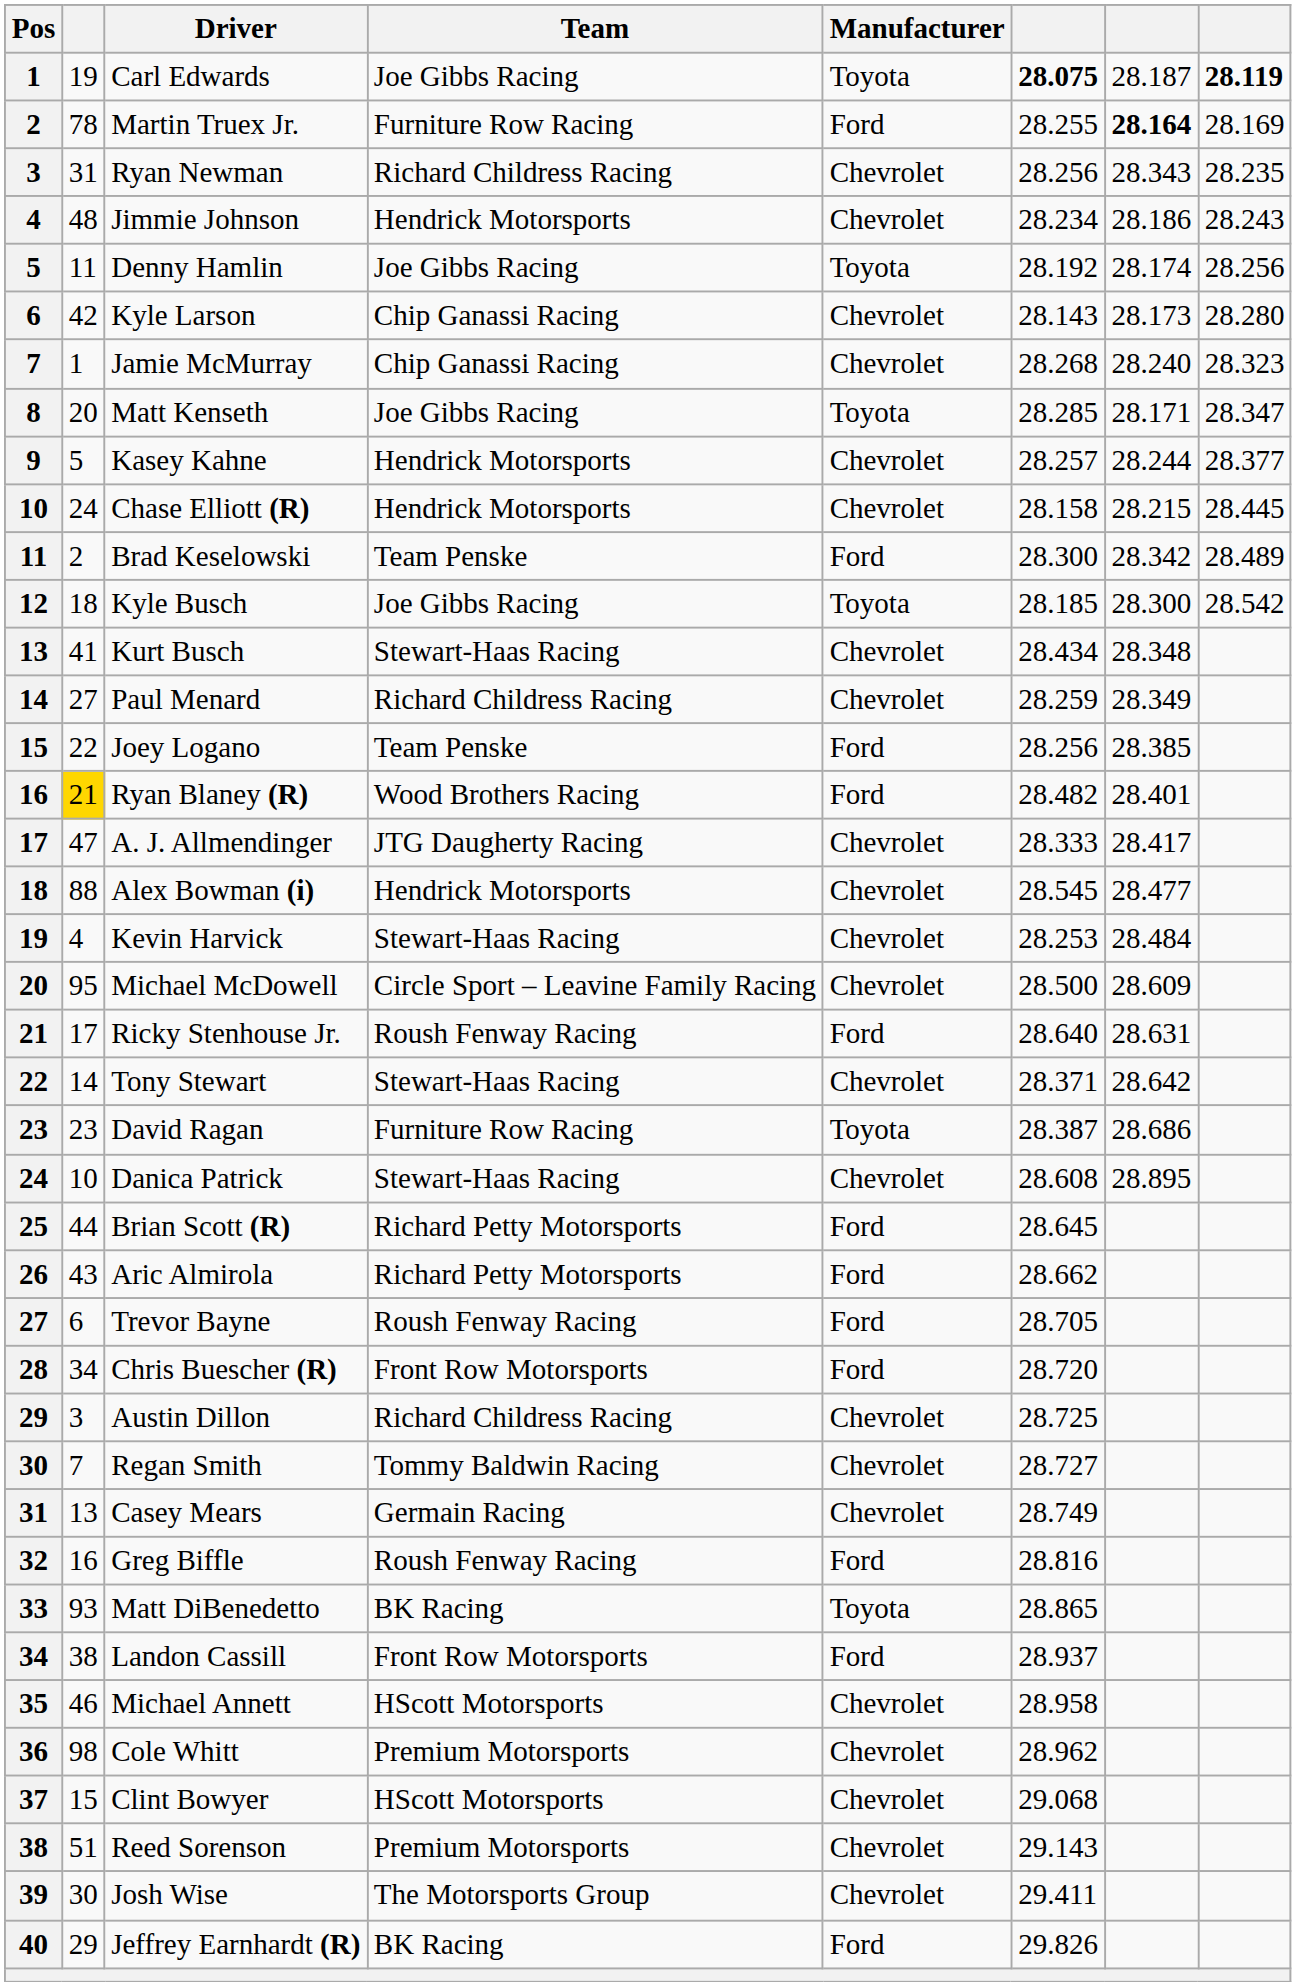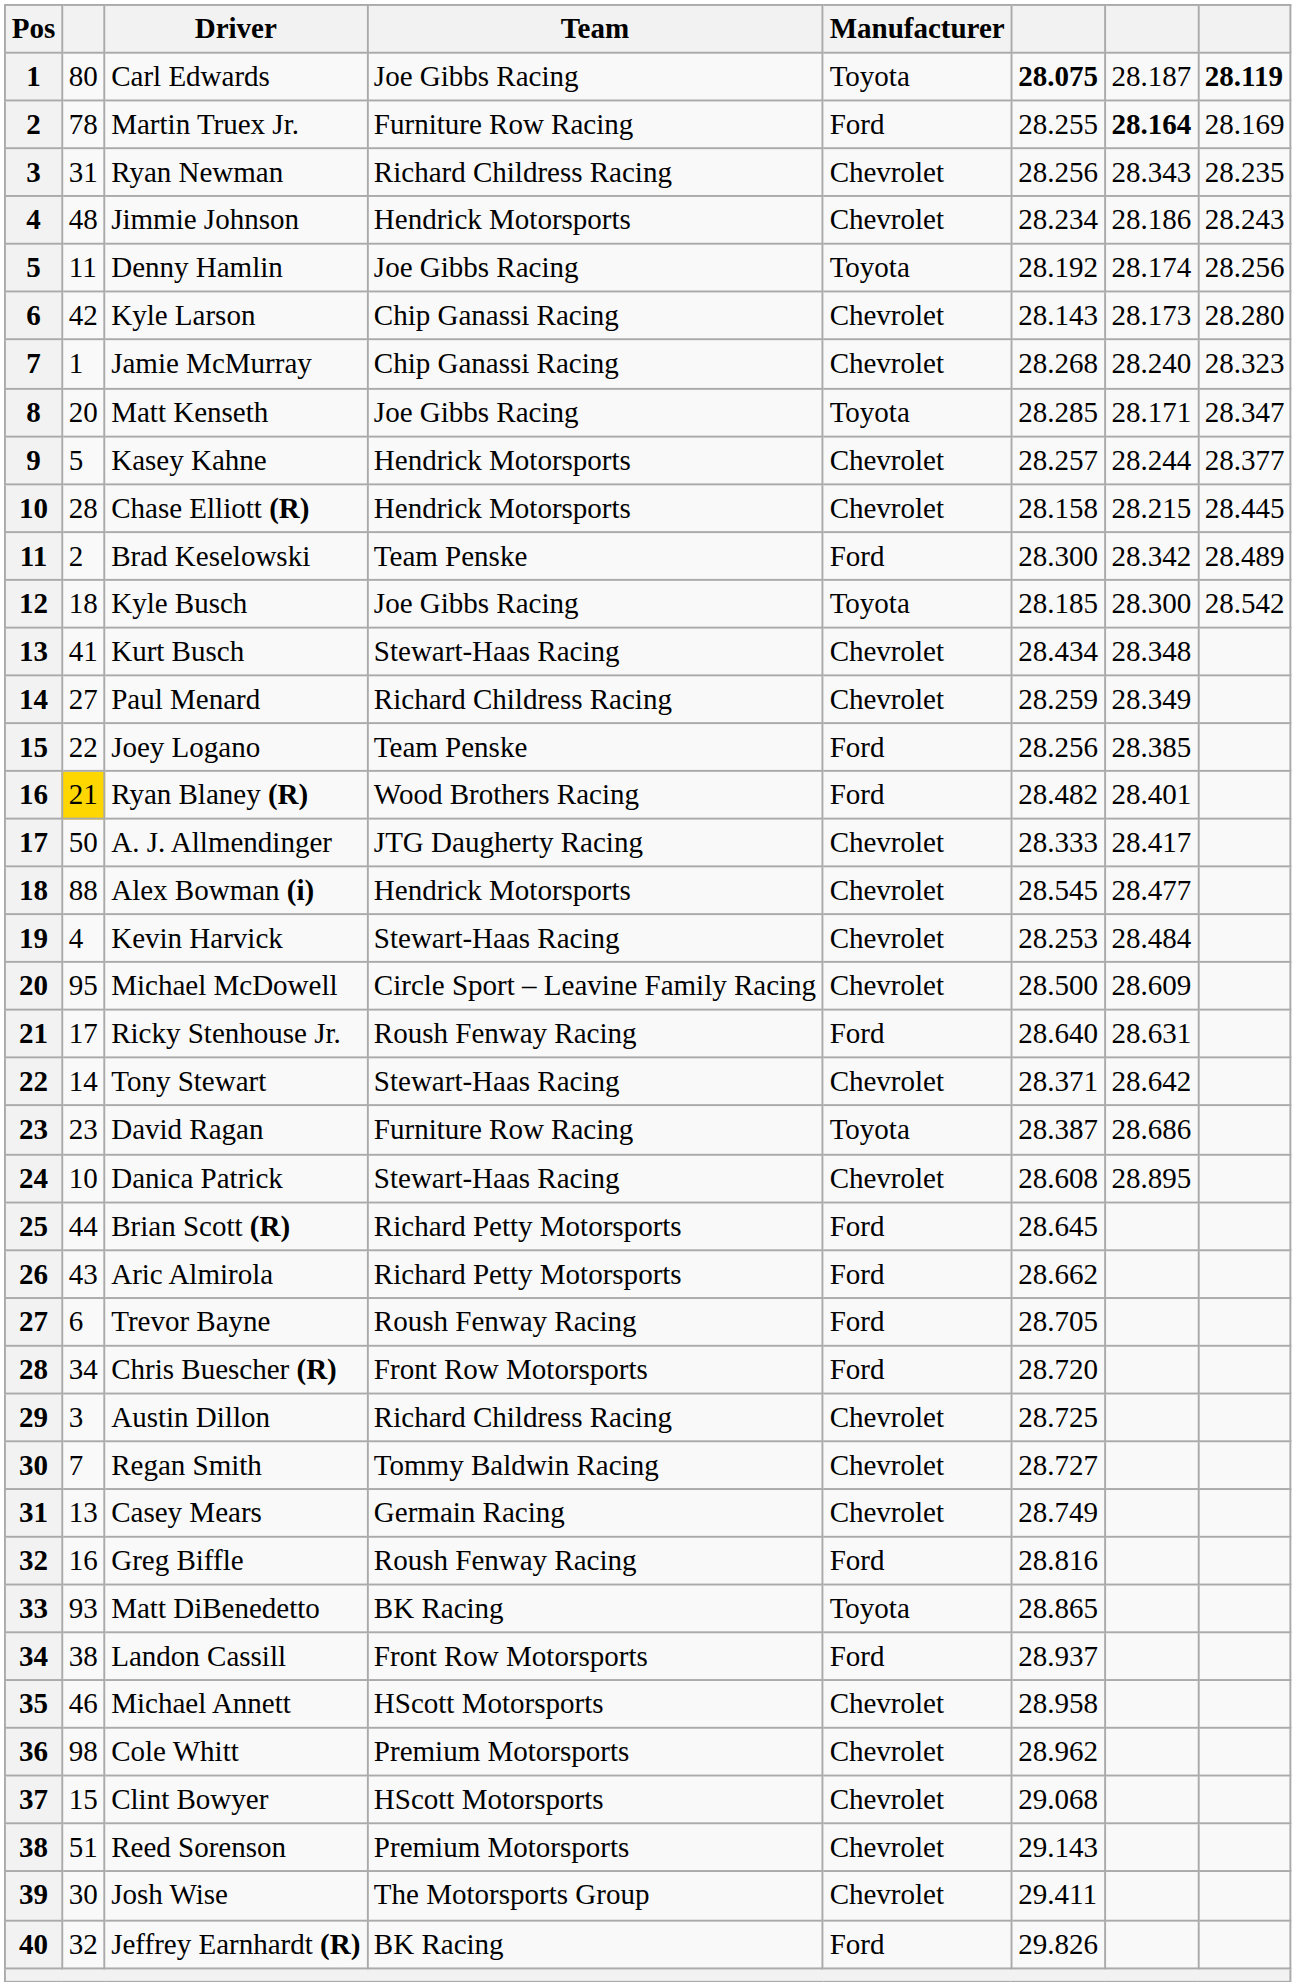(83, 76) 19 -> (83, 76) 80
(83, 507) 24 -> (83, 507) 28
(83, 842) 47 -> (83, 842) 50
(83, 1943) 29 -> (83, 1943) 32
